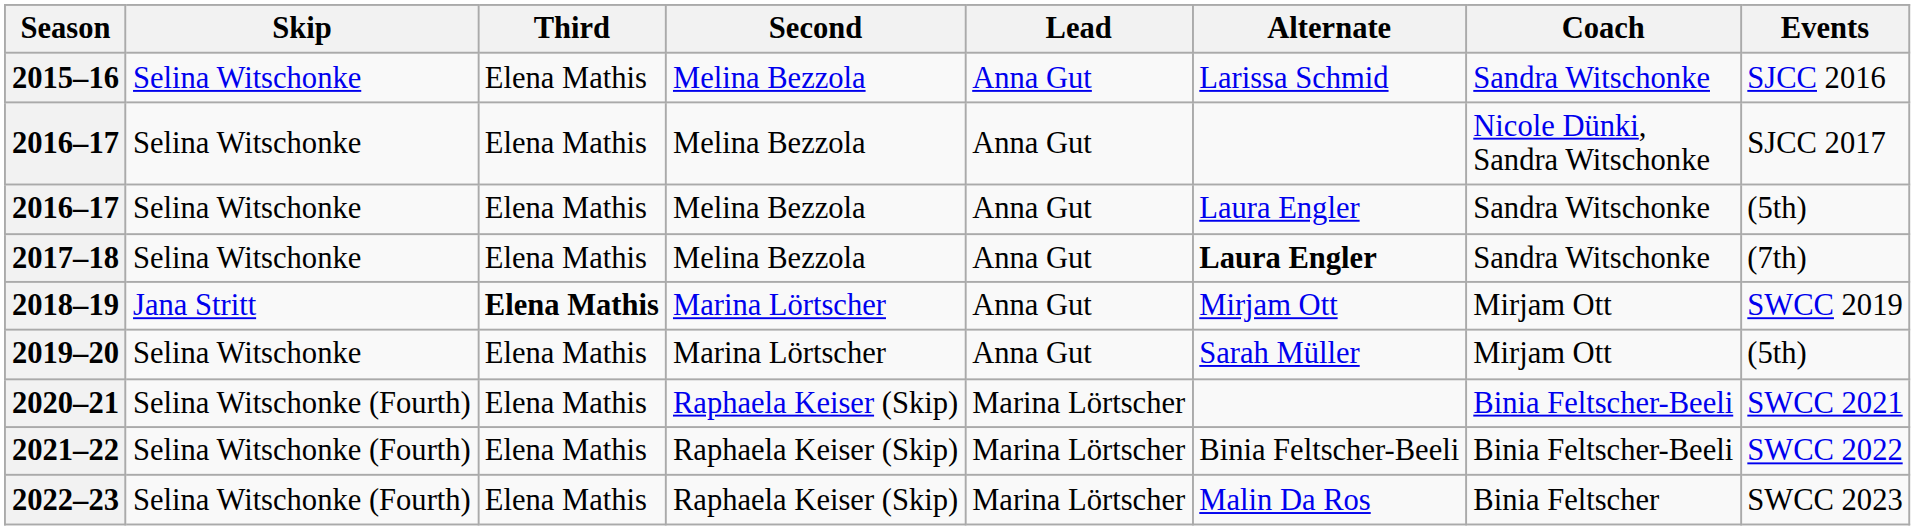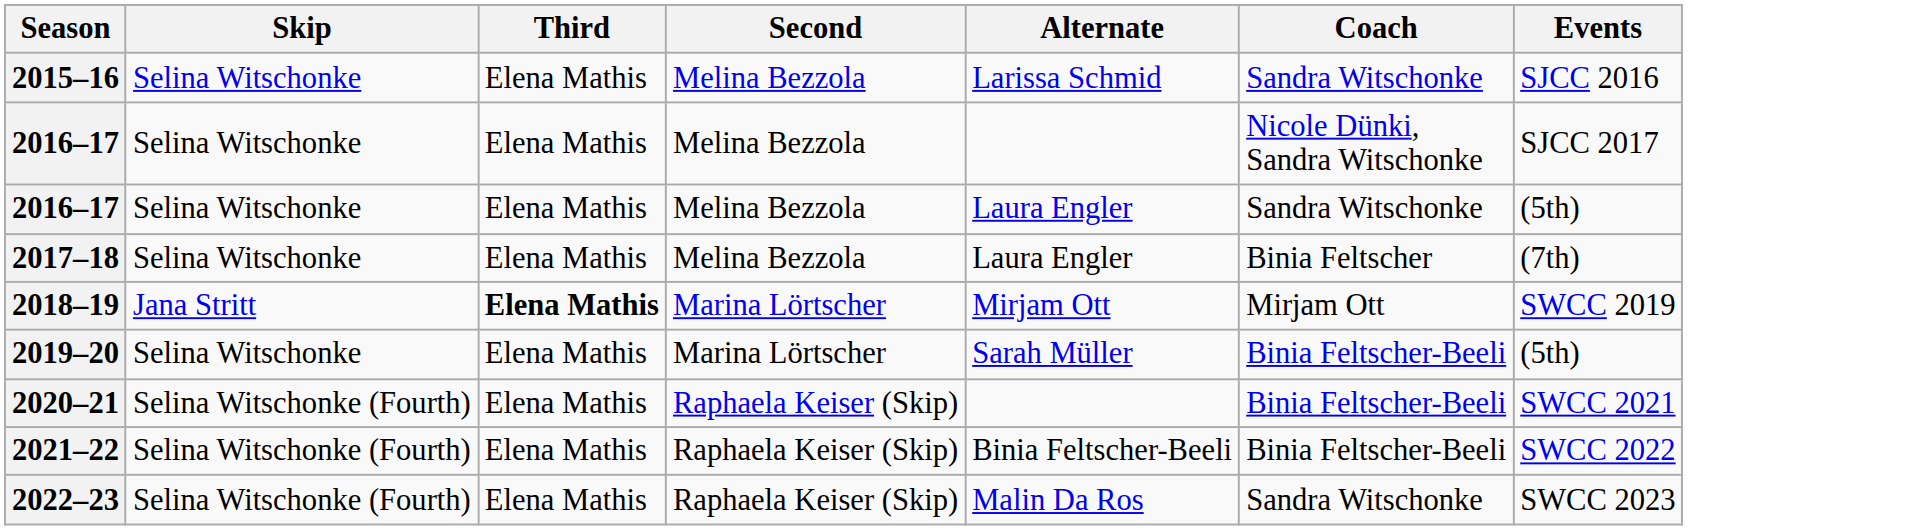- column: (1079, 28)
(1288, 256) bold -> (1052, 256) normal
(1592, 256) Sandra Witschonke -> (1339, 256) Binia Feltscher
(1542, 353) Mirjam Ott -> (1376, 353) Binia Feltscher-Beeli
(1566, 499) Binia Feltscher -> (1365, 499) Sandra Witschonke
